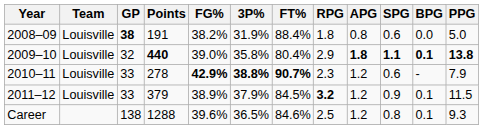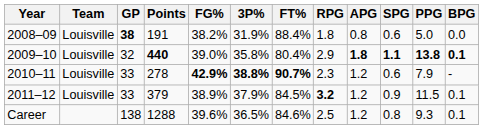columns swapped: (429, 14) <-> (462, 14)
